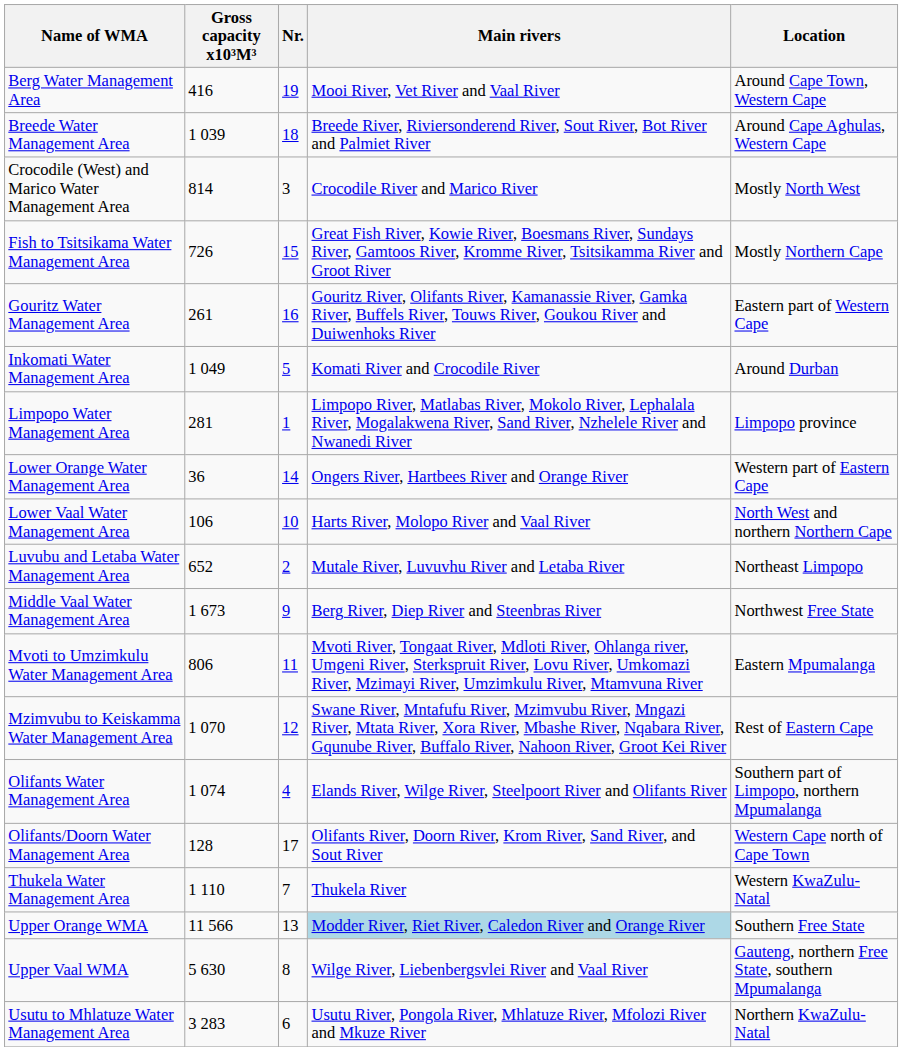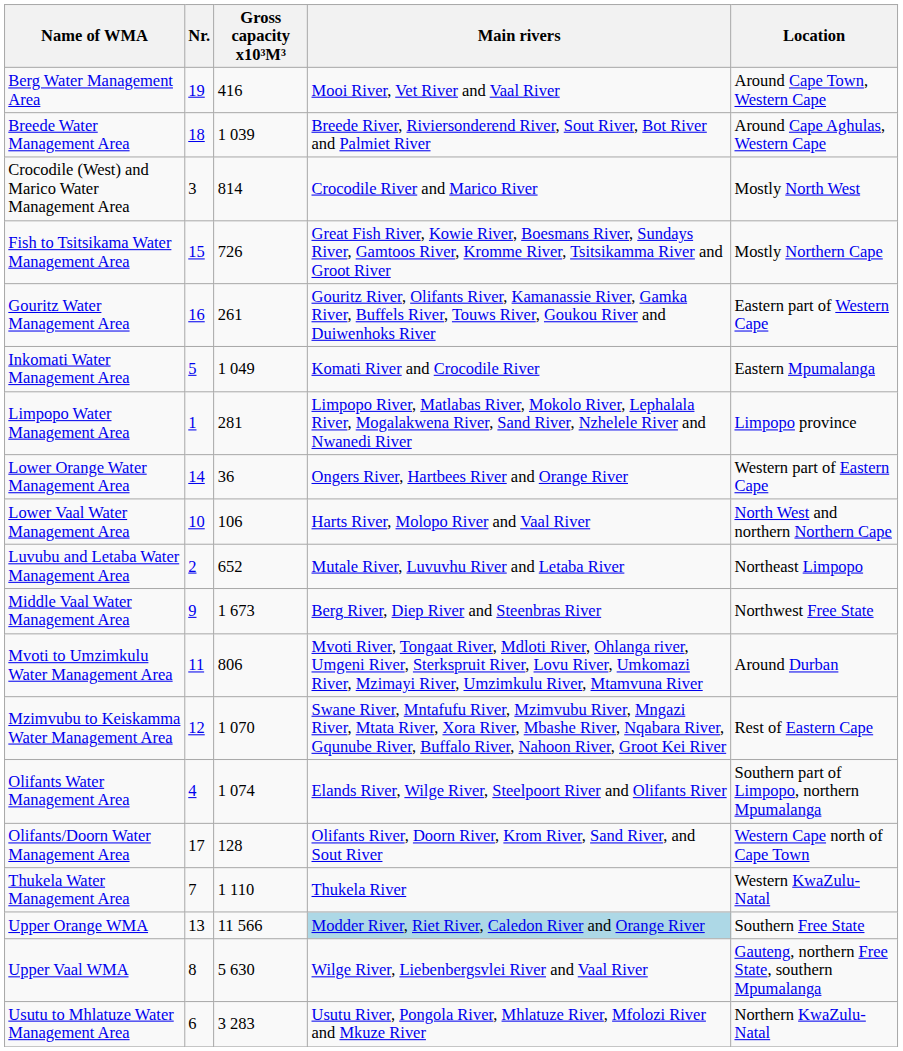columns swapped: (231, 36) <-> (293, 36)
(786, 369) Around Durban -> (805, 369) Eastern Mpumalanga
(805, 664) Eastern Mpumalanga -> (786, 664) Around Durban
